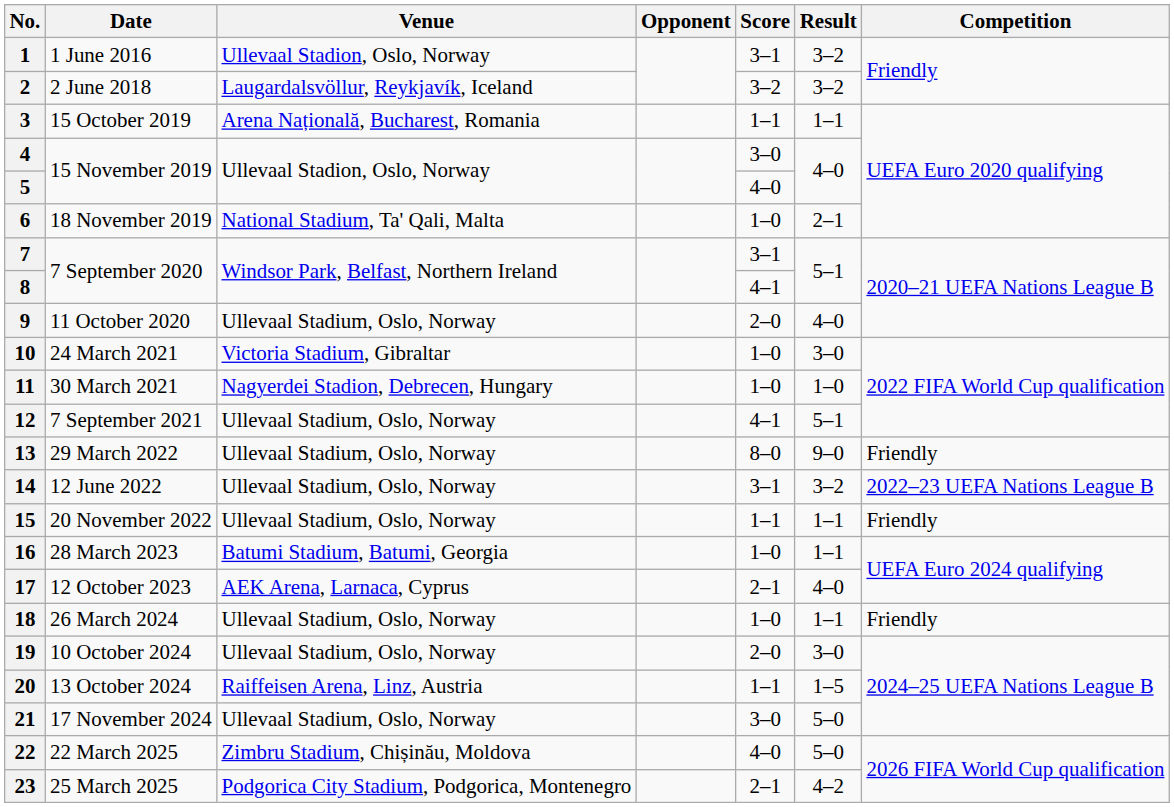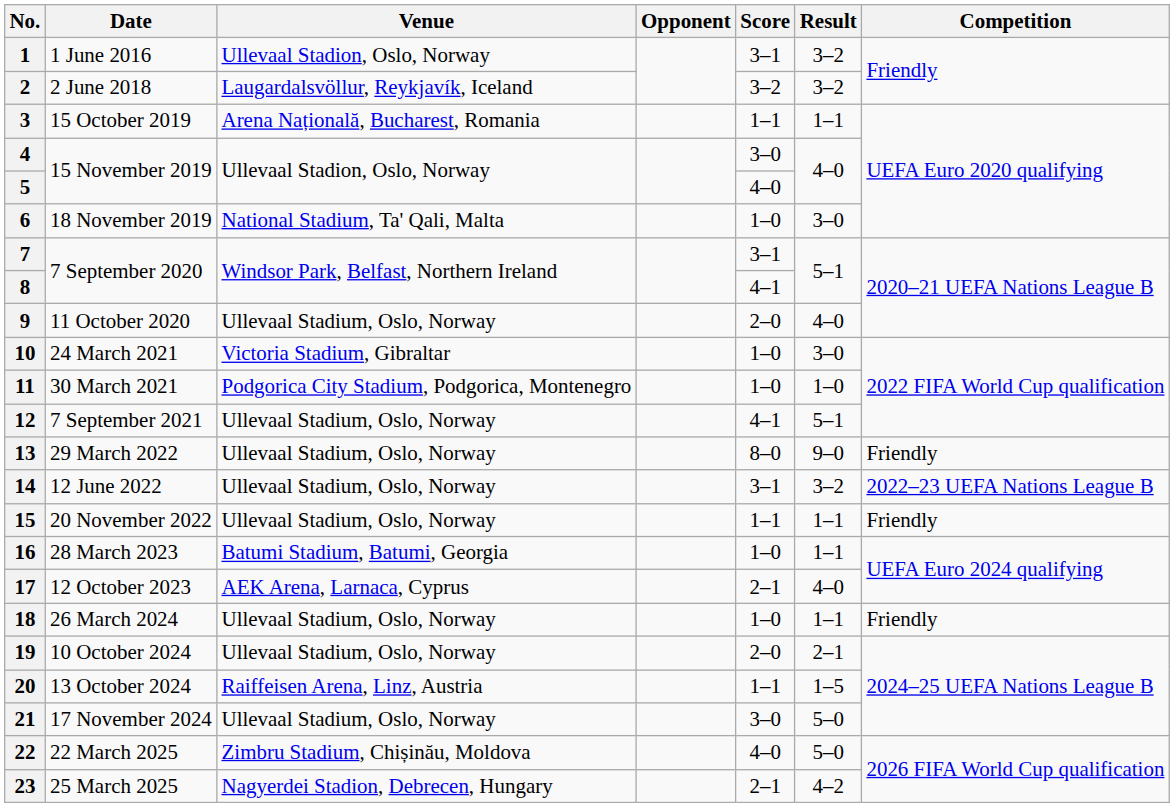(828, 220) 2–1 -> (828, 220) 3–0
(387, 386) Nagyerdei Stadion, Debrecen, Hungary -> (426, 386) Podgorica City Stadium, Podgorica, Montenegro
(828, 652) 3–0 -> (828, 652) 2–1
(426, 785) Podgorica City Stadium, Podgorica, Montenegro -> (387, 785) Nagyerdei Stadion, Debrecen, Hungary
